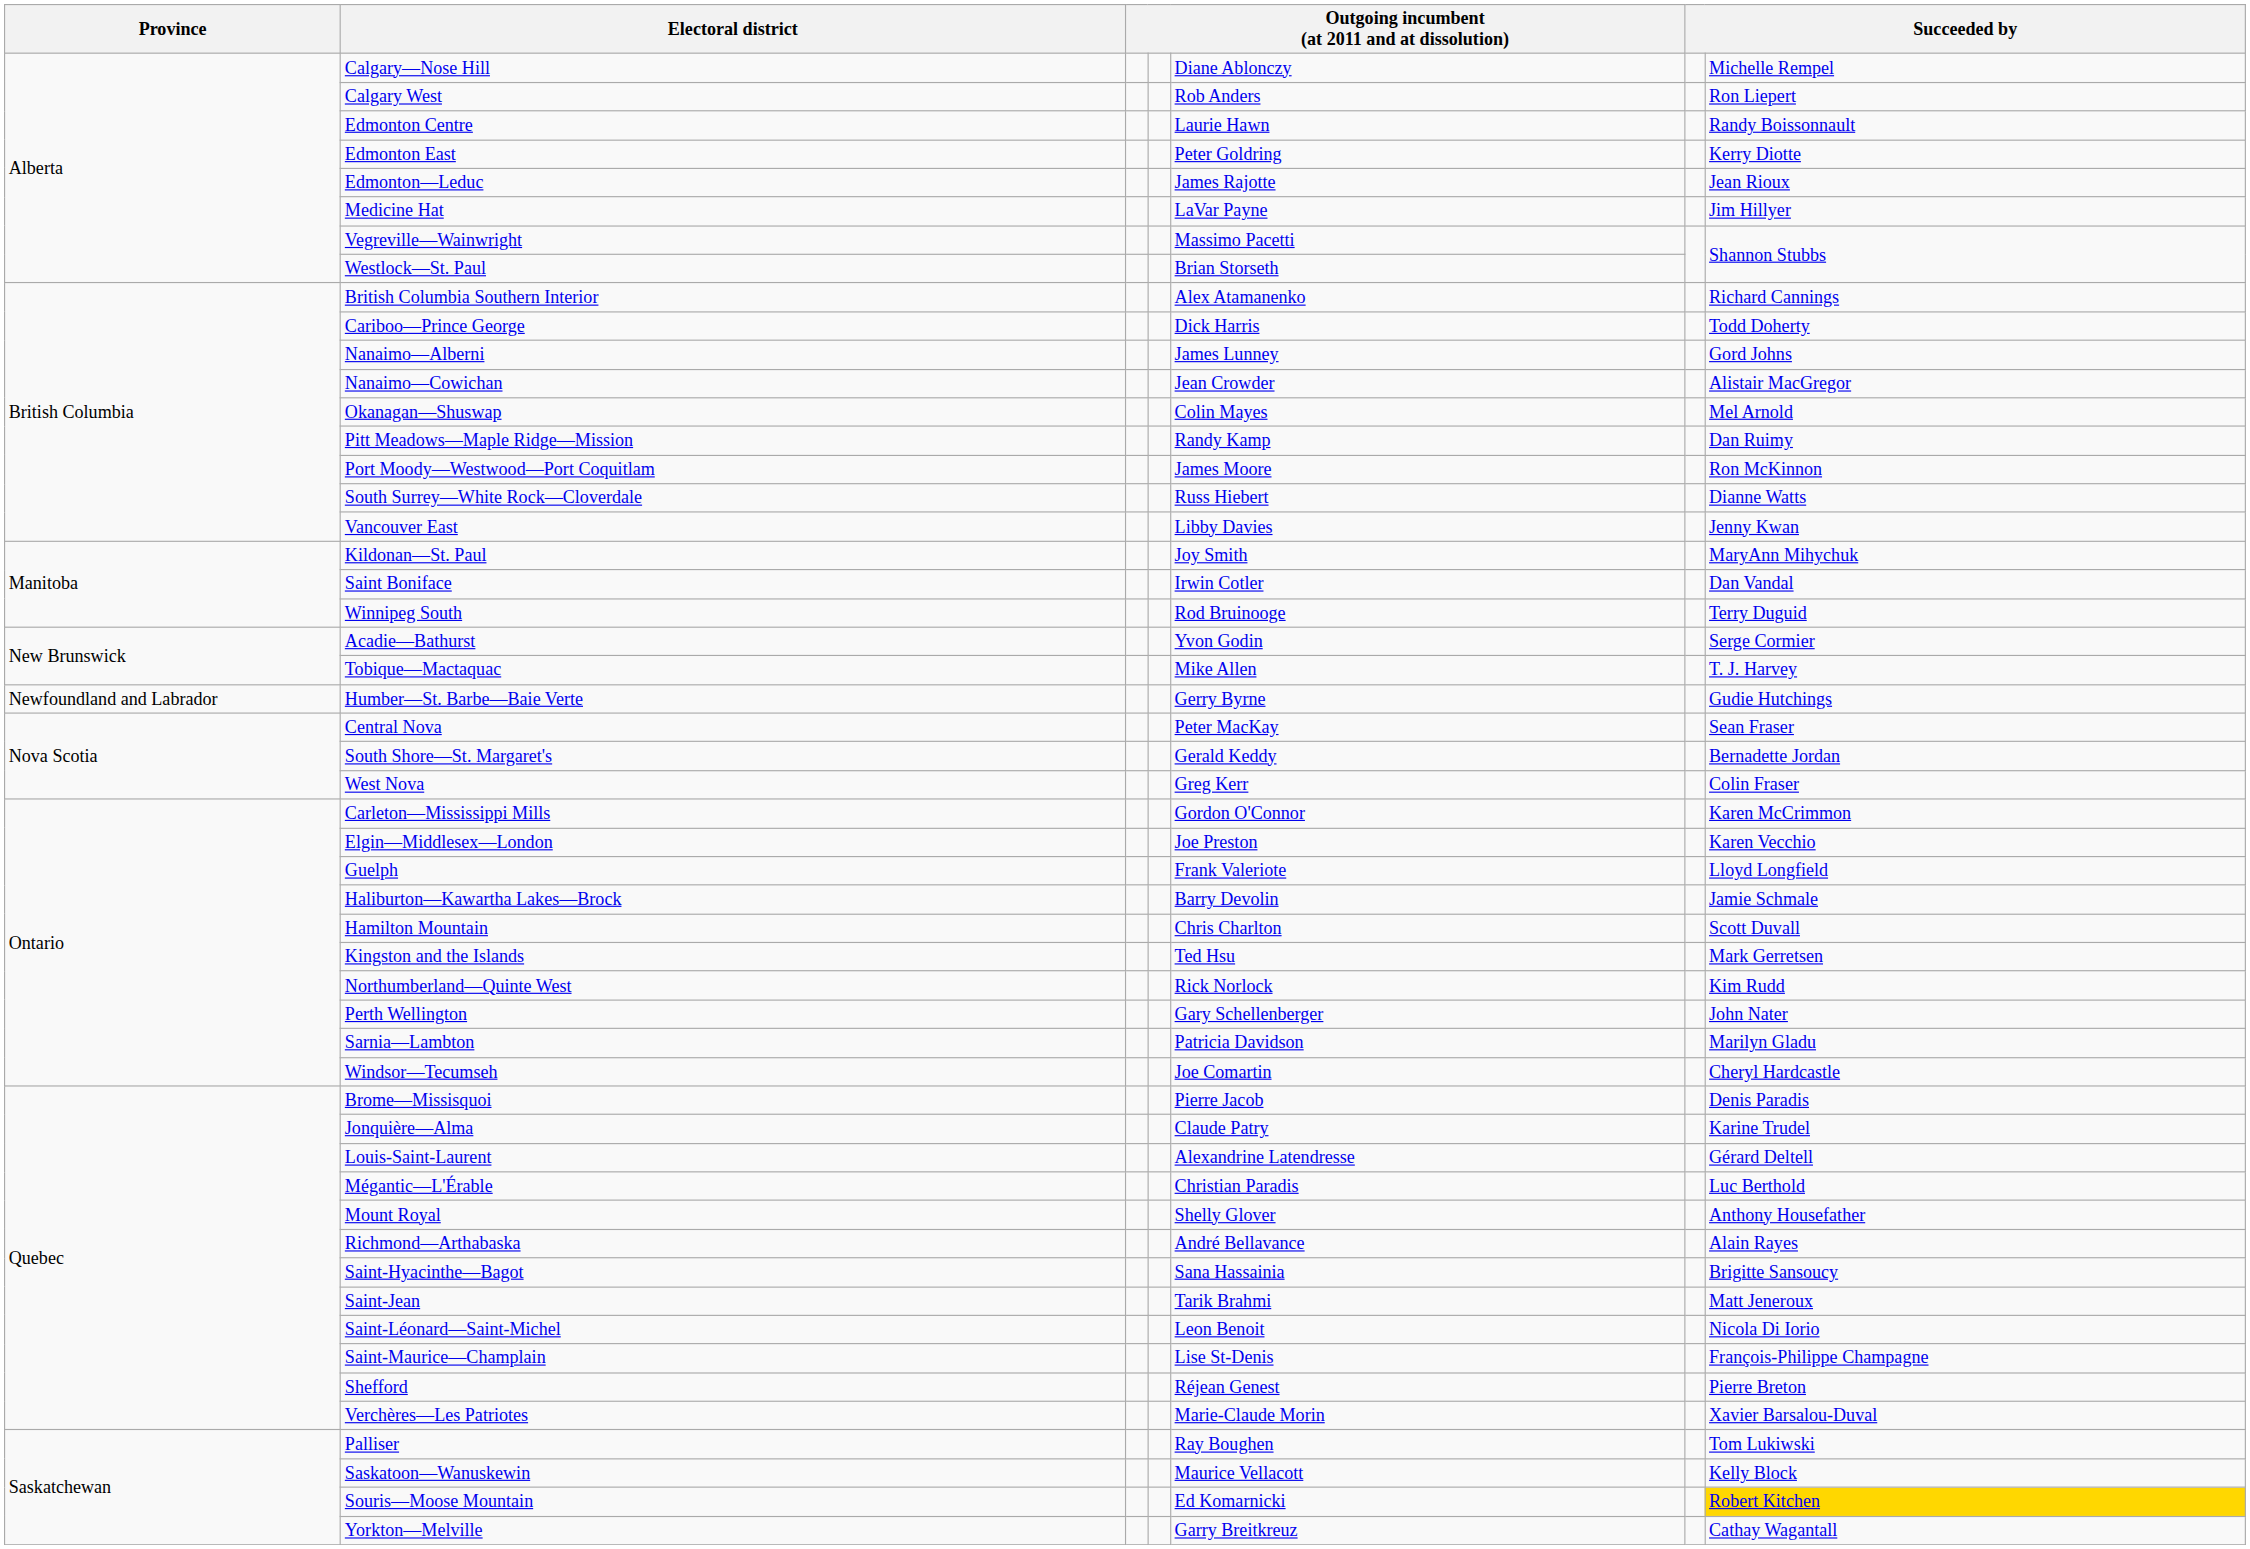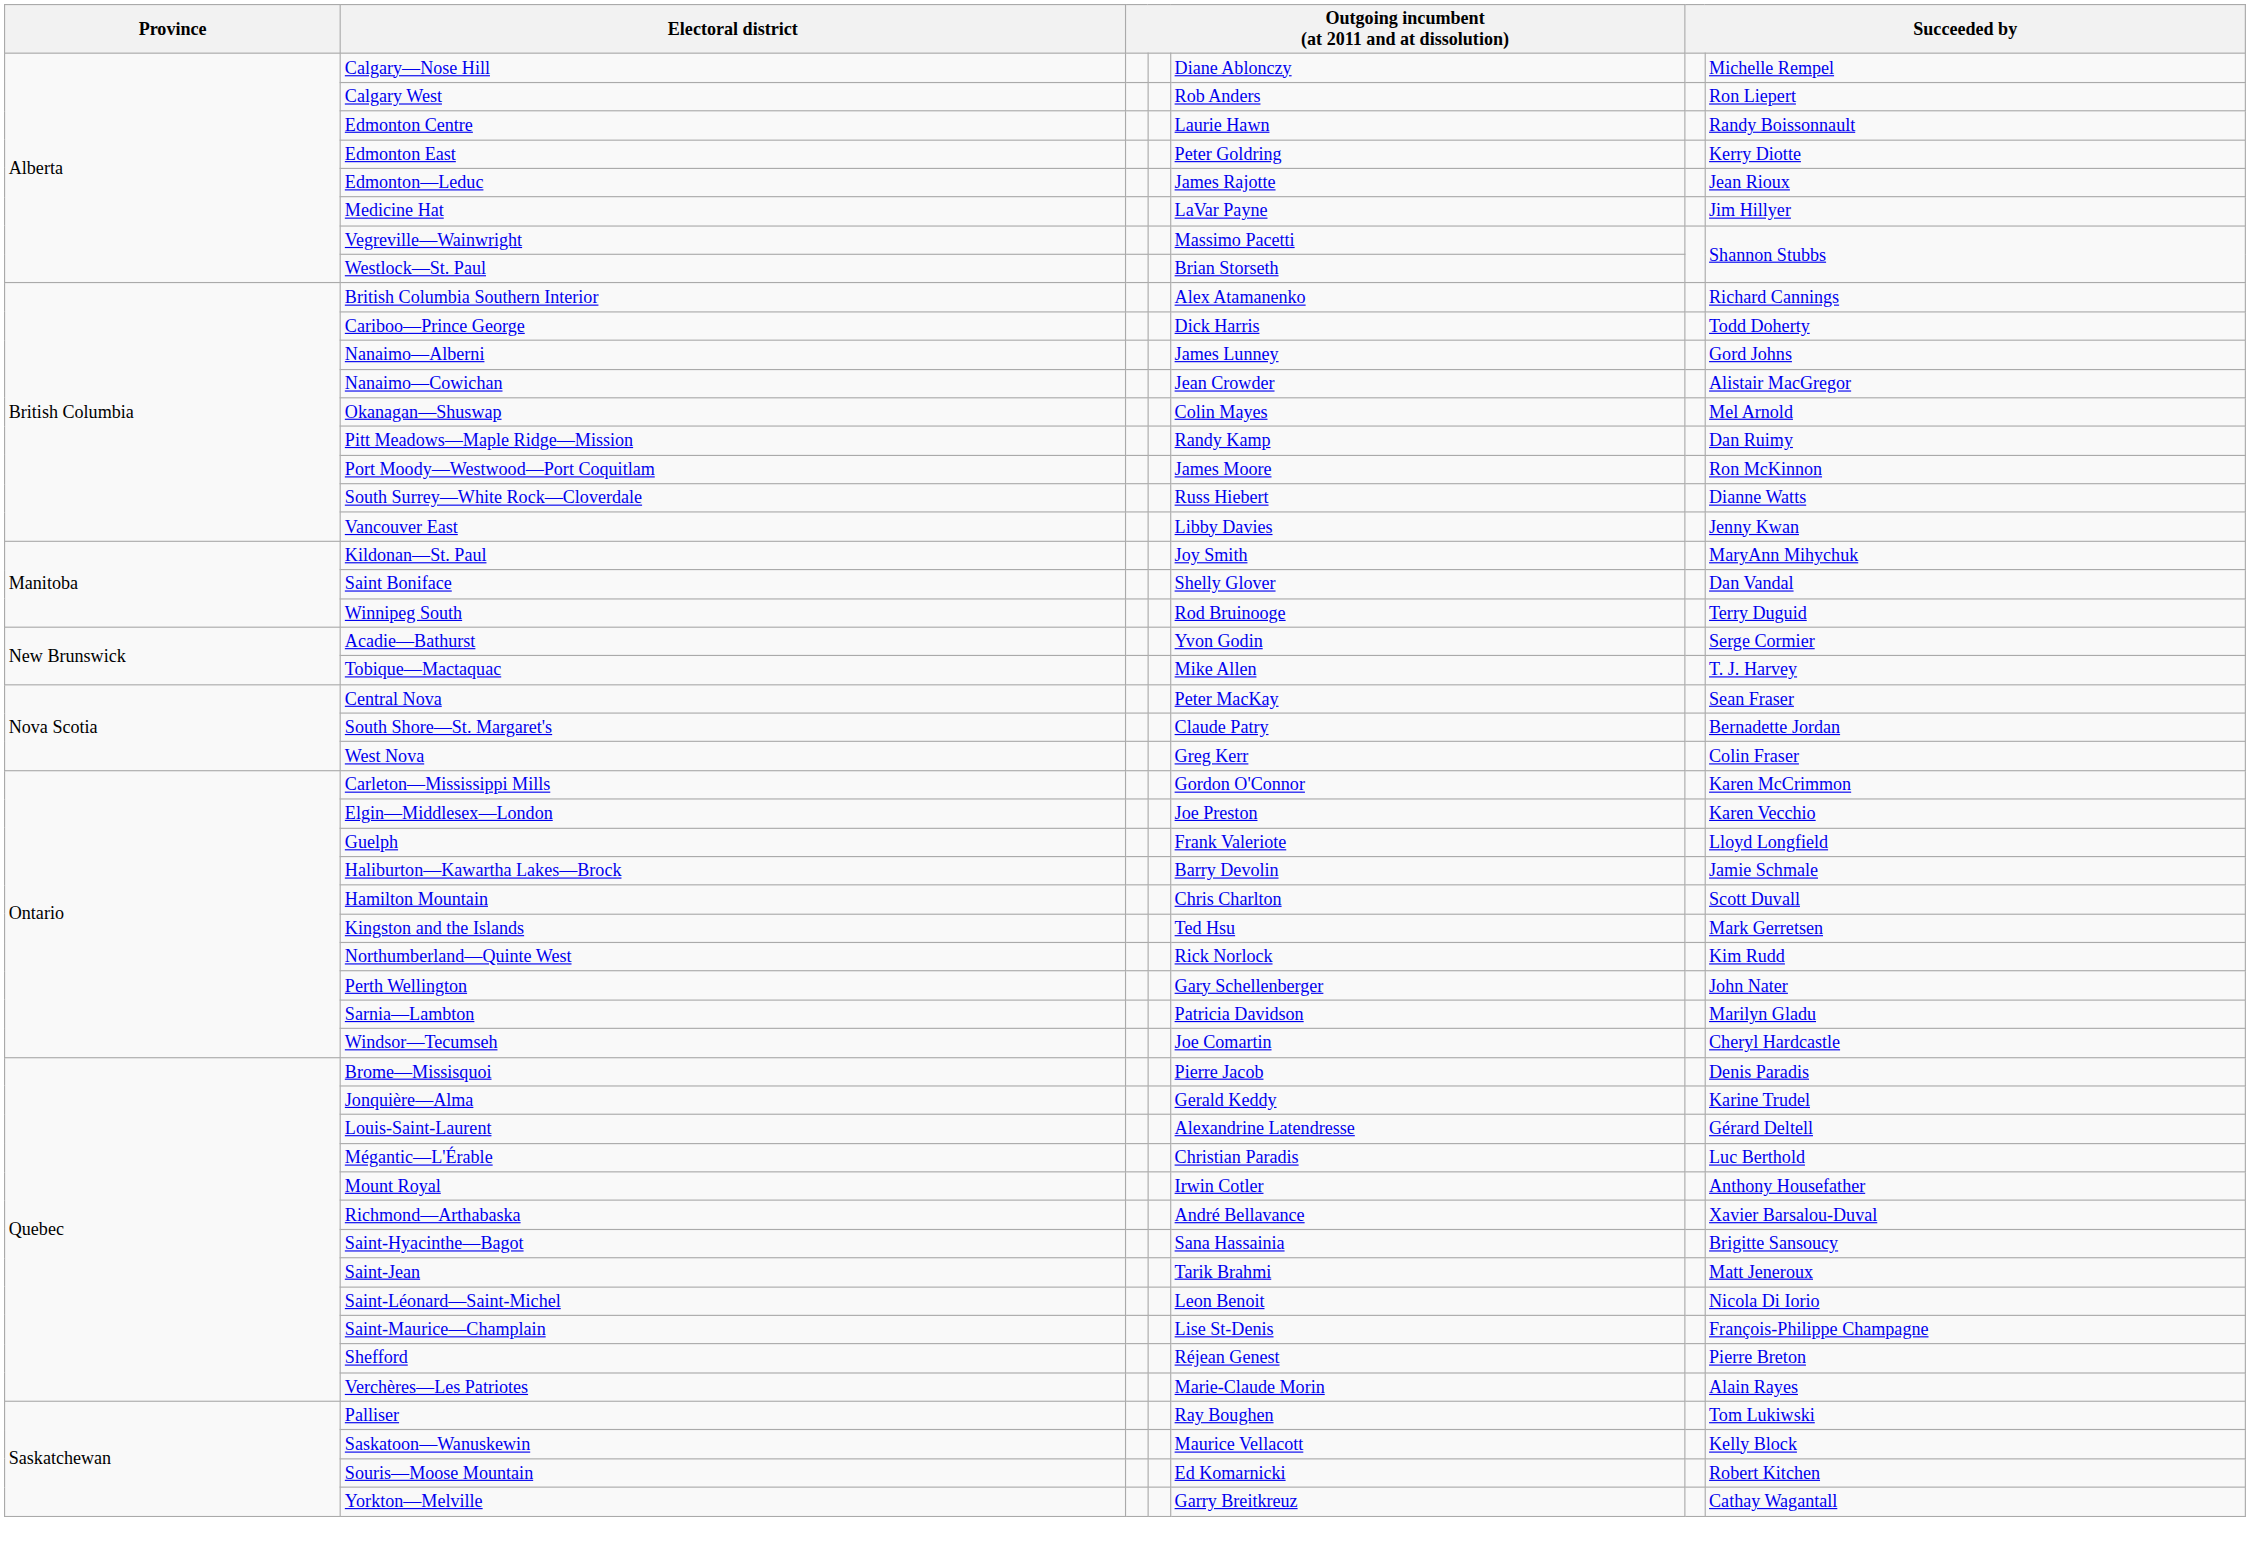(1219, 583) Irwin Cotler -> (1225, 583) Shelly Glover
- row: (464, 698)
(1226, 756) Gerald Keddy -> (1222, 727) Claude Patry
(1222, 1128) Claude Patry -> (1226, 1100) Gerald Keddy
(1225, 1214) Shelly Glover -> (1219, 1186) Irwin Cotler
(1754, 1243) Alain Rayes -> (1793, 1214) Xavier Barsalou-Duval
(1793, 1415) Xavier Barsalou-Duval -> (1754, 1386) Alain Rayes
(1765, 1501) gold background -> (1765, 1472) no background
